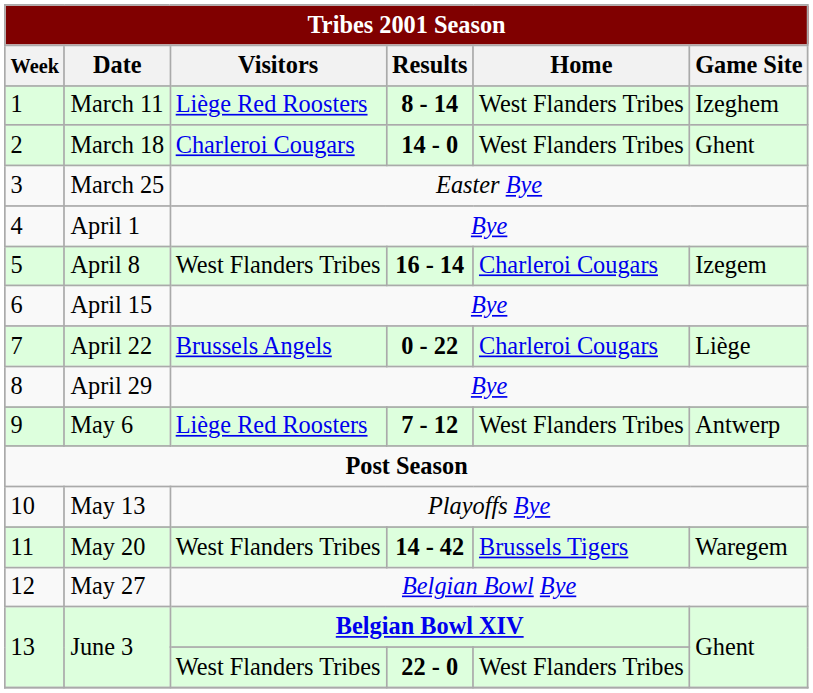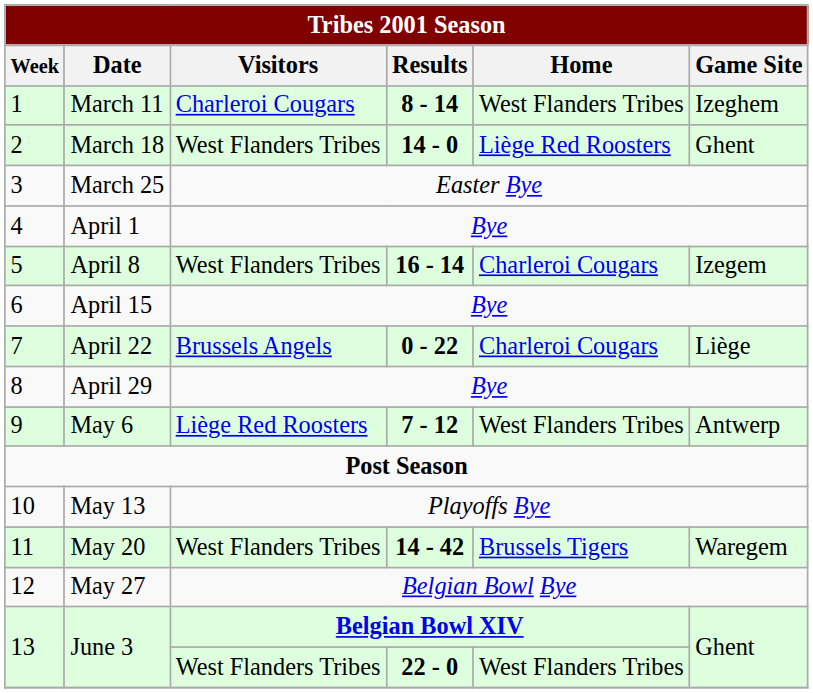(272, 105) Liège Red Roosters -> (265, 105) Charleroi Cougars
(265, 145) Charleroi Cougars -> (278, 145) West Flanders Tribes
(581, 145) West Flanders Tribes -> (575, 145) Liège Red Roosters
